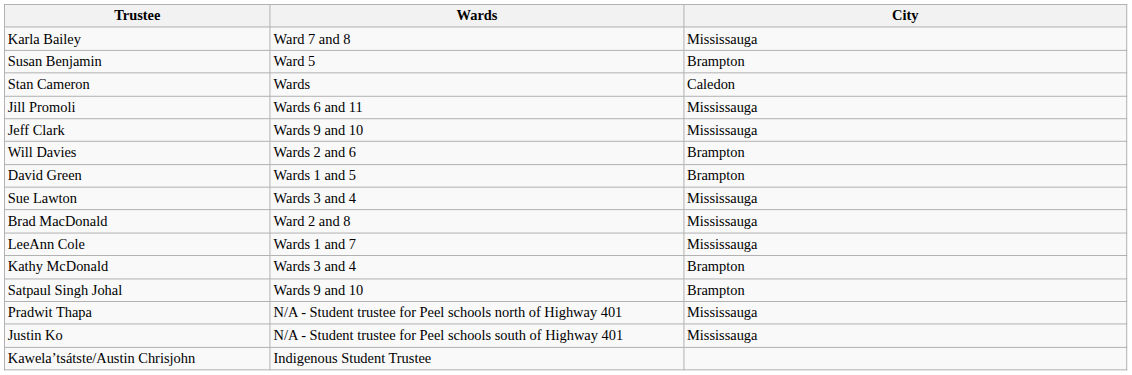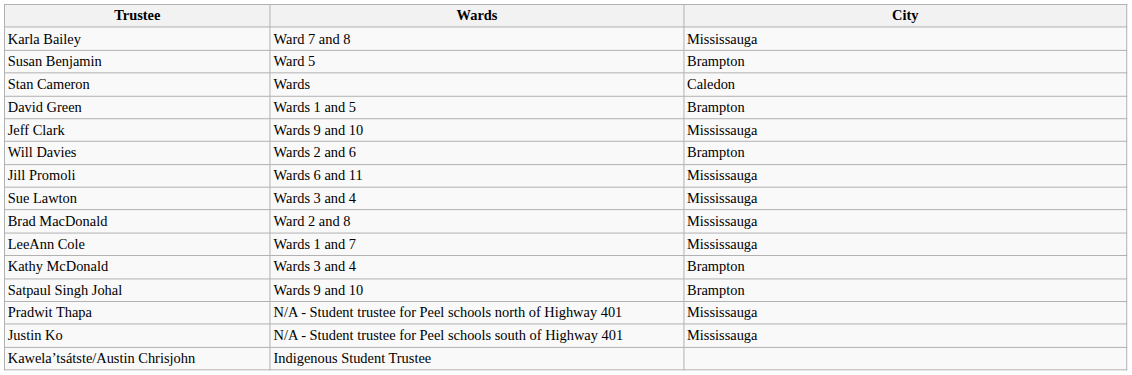rows swapped: (42, 107) <-> (45, 175)
